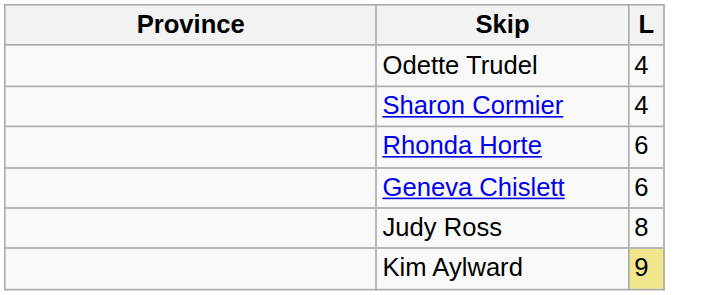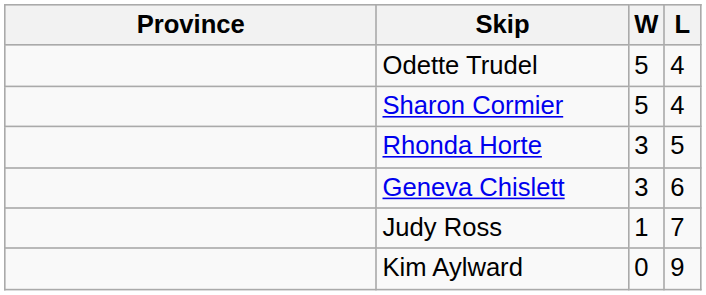+ column: (646, 24)
(641, 146) 6 -> (677, 146) 5
(641, 227) 8 -> (677, 227) 7
(641, 268) khaki background -> (677, 268) no background
